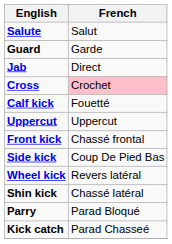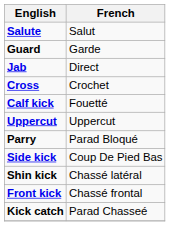(91, 85) pink background -> (89, 85) no background
rows swapped: (34, 139) <-> (22, 211)
- row: (36, 175)
